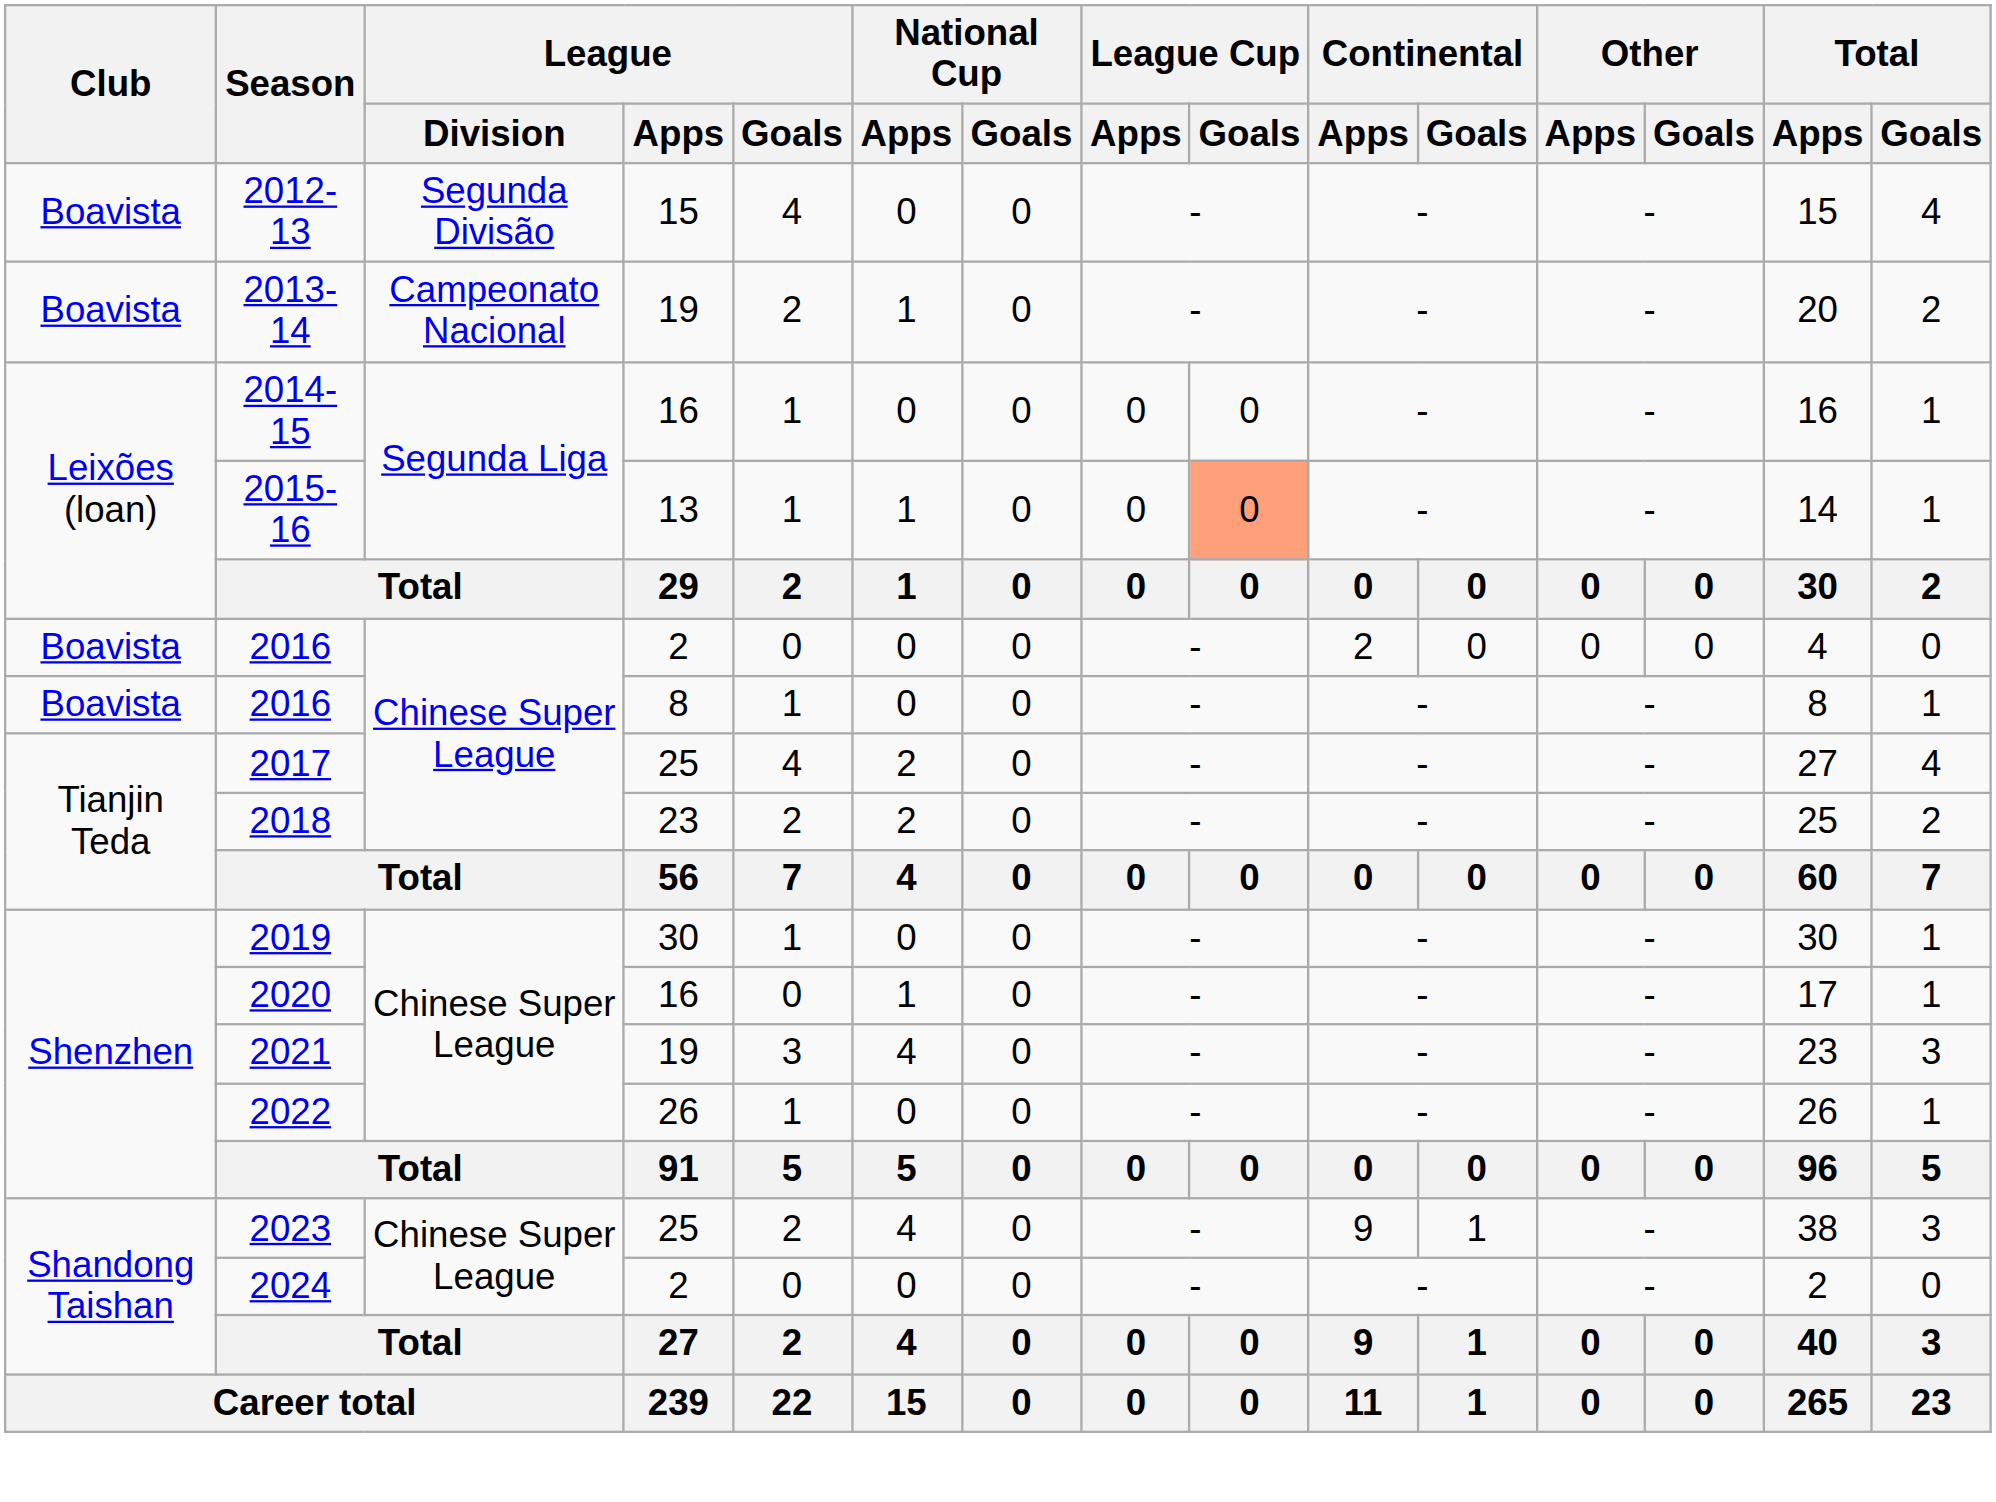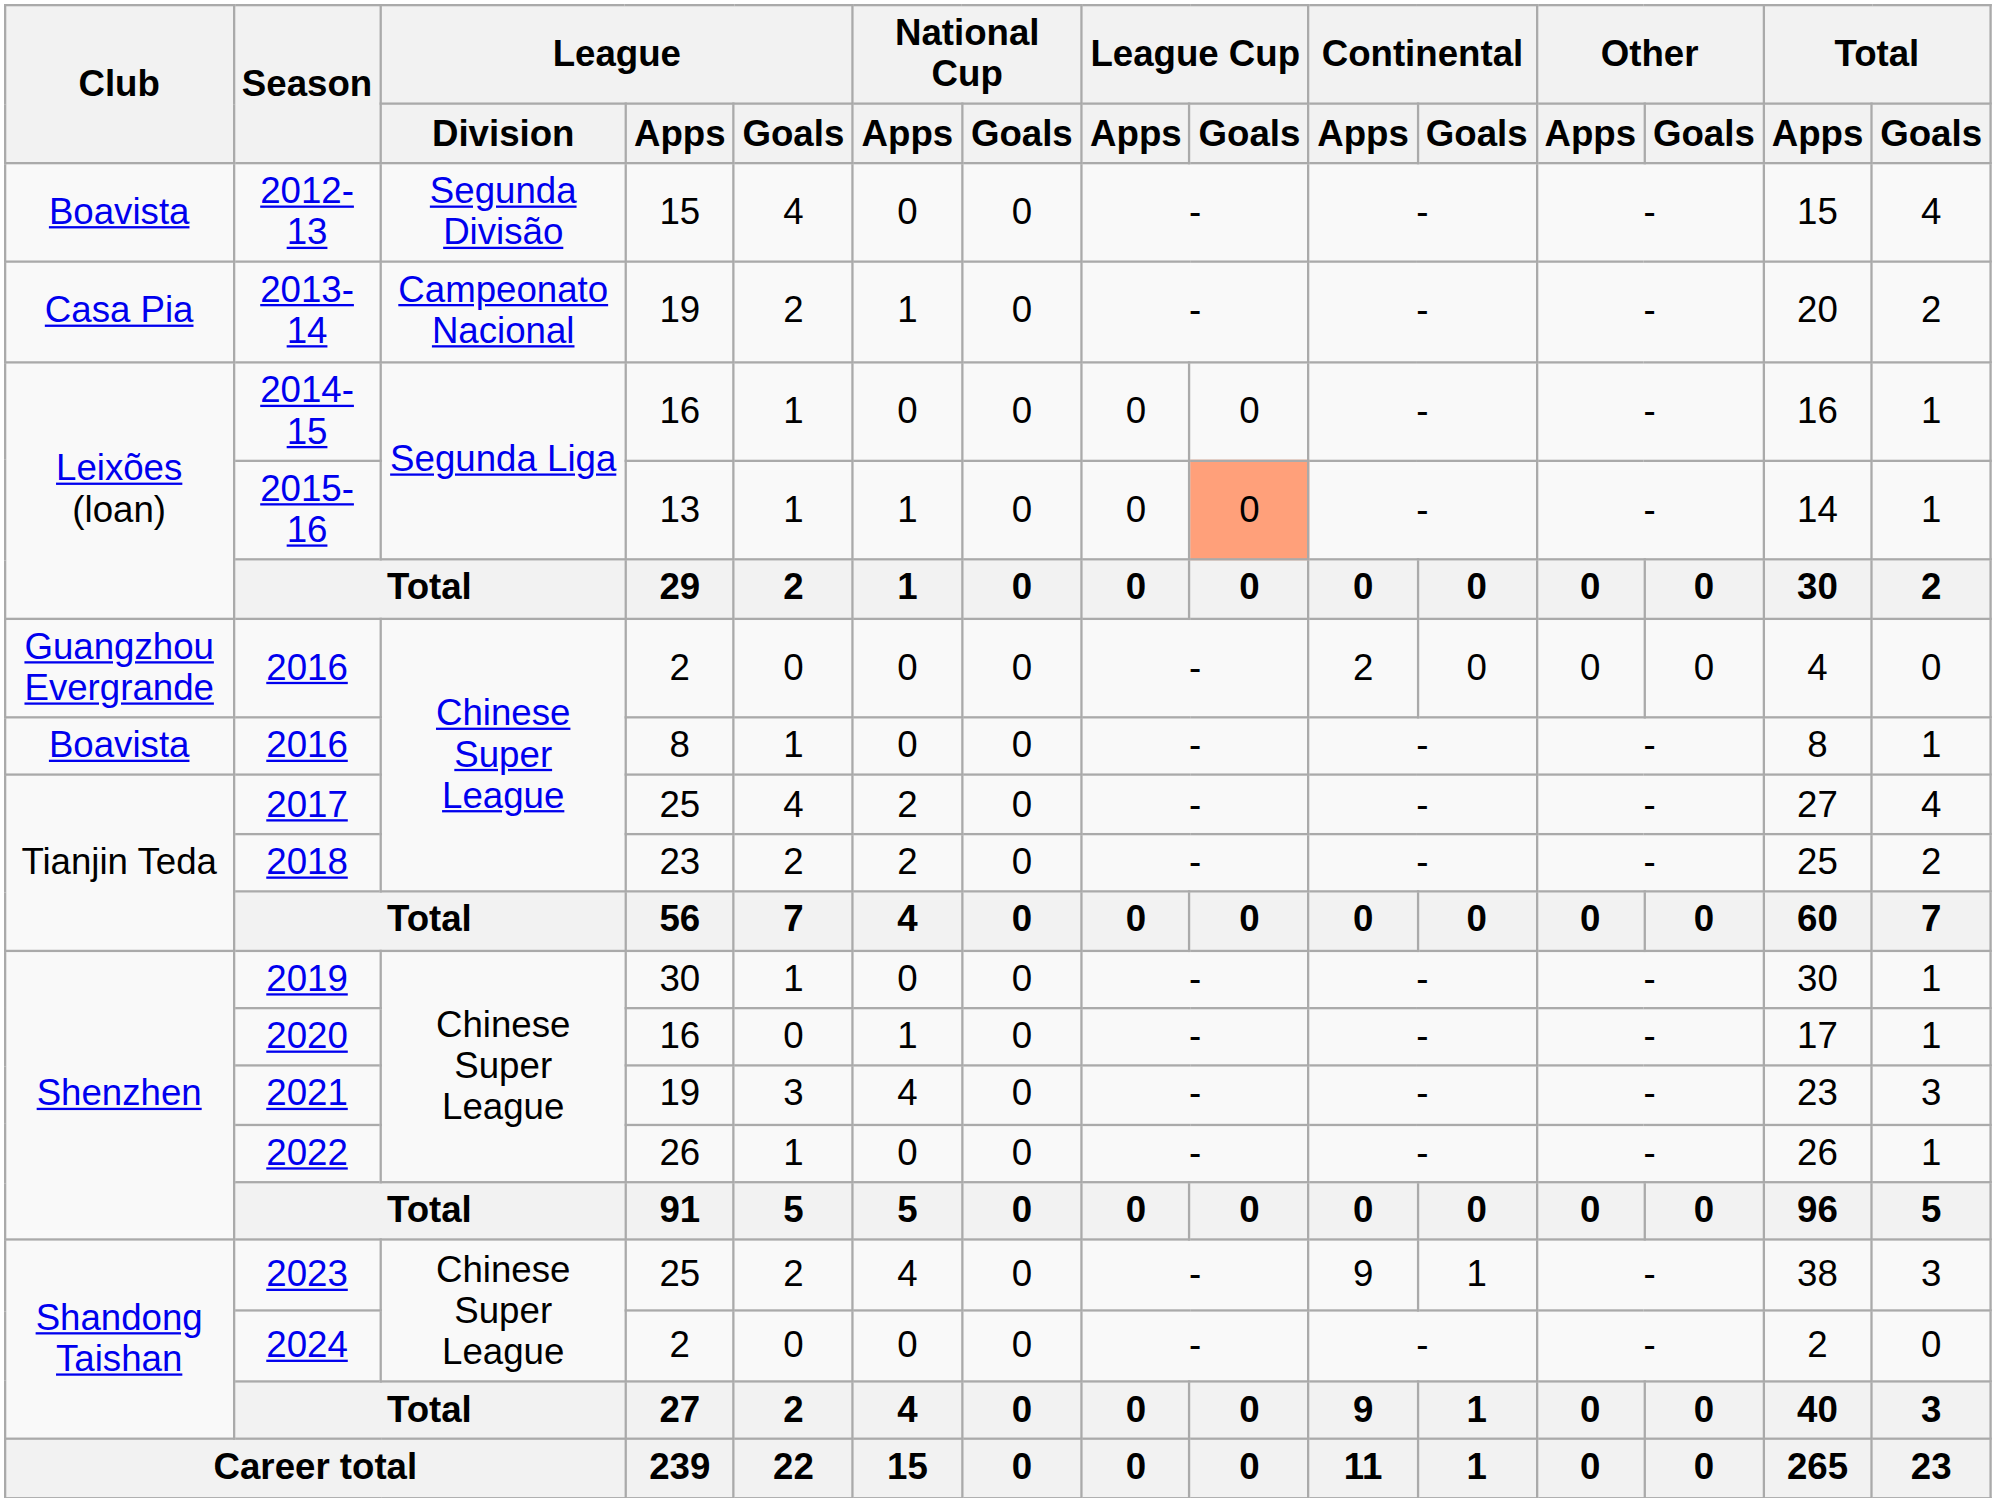(111, 310) Boavista -> (119, 310) Casa Pia
(111, 646) Boavista -> (119, 667) Guangzhou Evergrande
